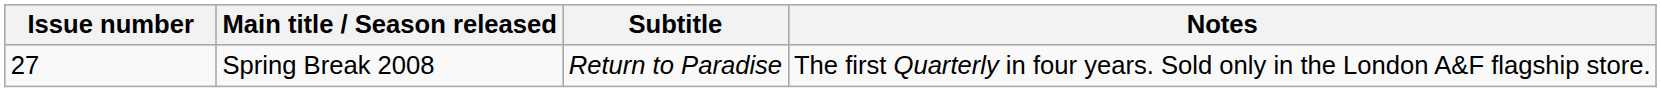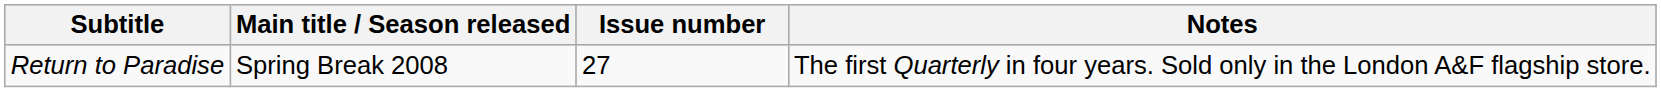columns swapped: (111, 24) <-> (675, 24)
